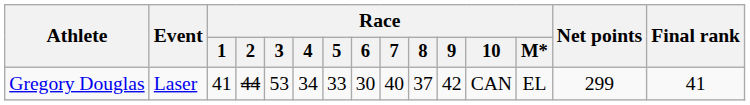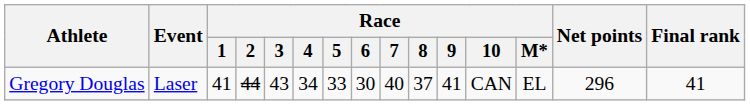(279, 83) 53 -> (279, 83) 43
(452, 83) 42 -> (452, 83) 41
(599, 83) 299 -> (599, 83) 296
